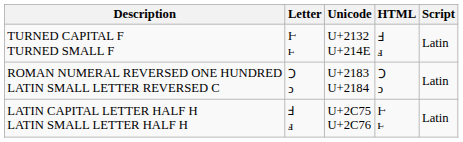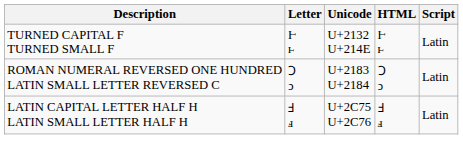(381, 44) Ⅎ ⅎ -> (382, 41) Ⱶ ⱶ
(382, 118) Ⱶ ⱶ -> (381, 116) Ⅎ ⅎ
